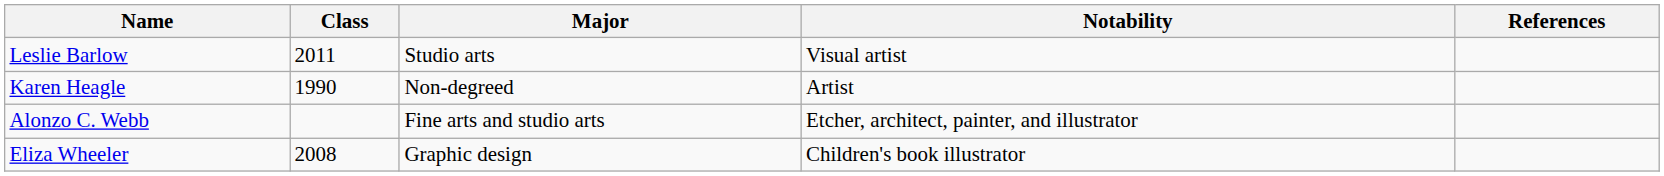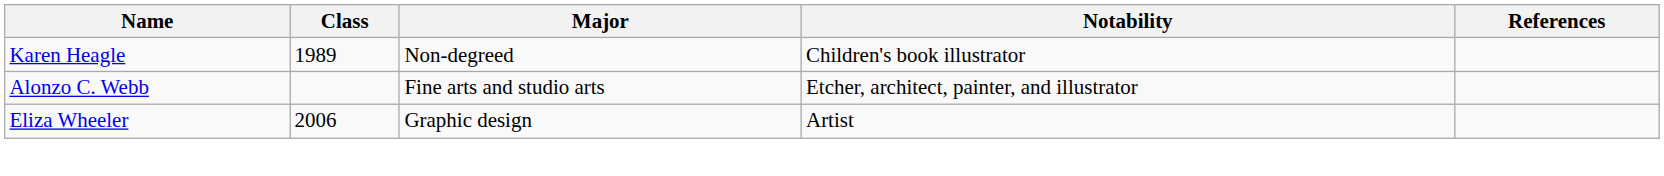- row: (69, 54)
(316, 87) 1990 -> (316, 54) 1989
(830, 87) Artist -> (916, 54) Children's book illustrator
(316, 154) 2008 -> (316, 120) 2006
(916, 154) Children's book illustrator -> (830, 120) Artist
